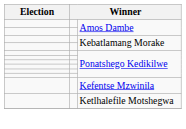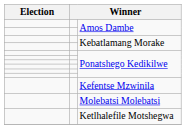+ row: (37, 101)
